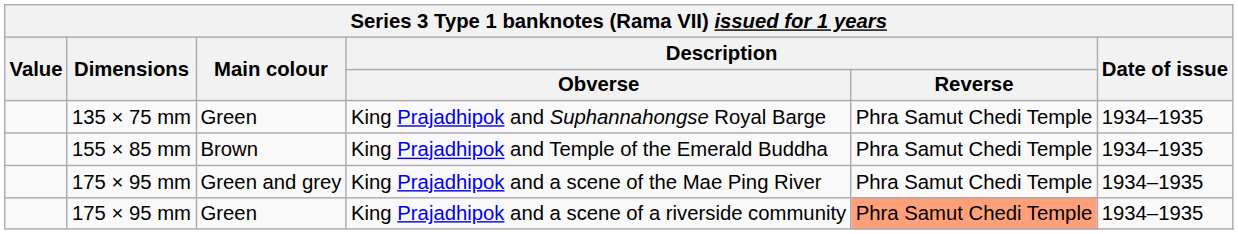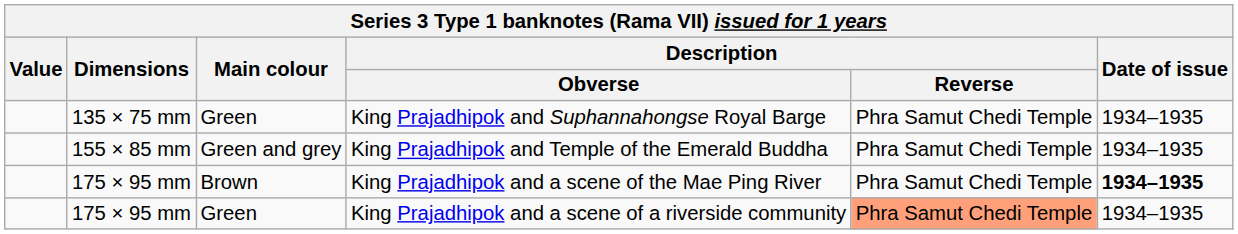(229, 149) Brown -> (271, 149) Green and grey
(271, 182) Green and grey -> (229, 182) Brown
(1153, 182) normal -> (1153, 182) bold
